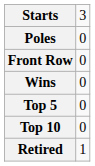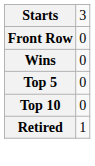- row: (40, 37)
